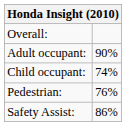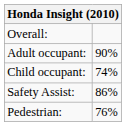rows swapped: (35, 92) <-> (41, 111)
